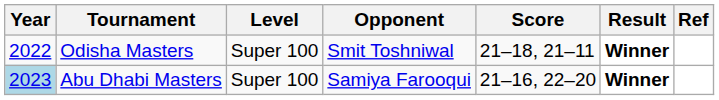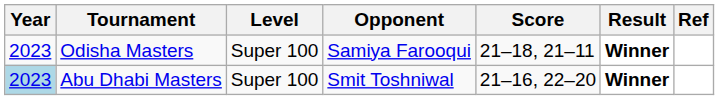(30, 50) 2022 -> (30, 50) 2023
(391, 50) Smit Toshniwal -> (399, 50) Samiya Farooqui
(399, 80) Samiya Farooqui -> (391, 80) Smit Toshniwal
